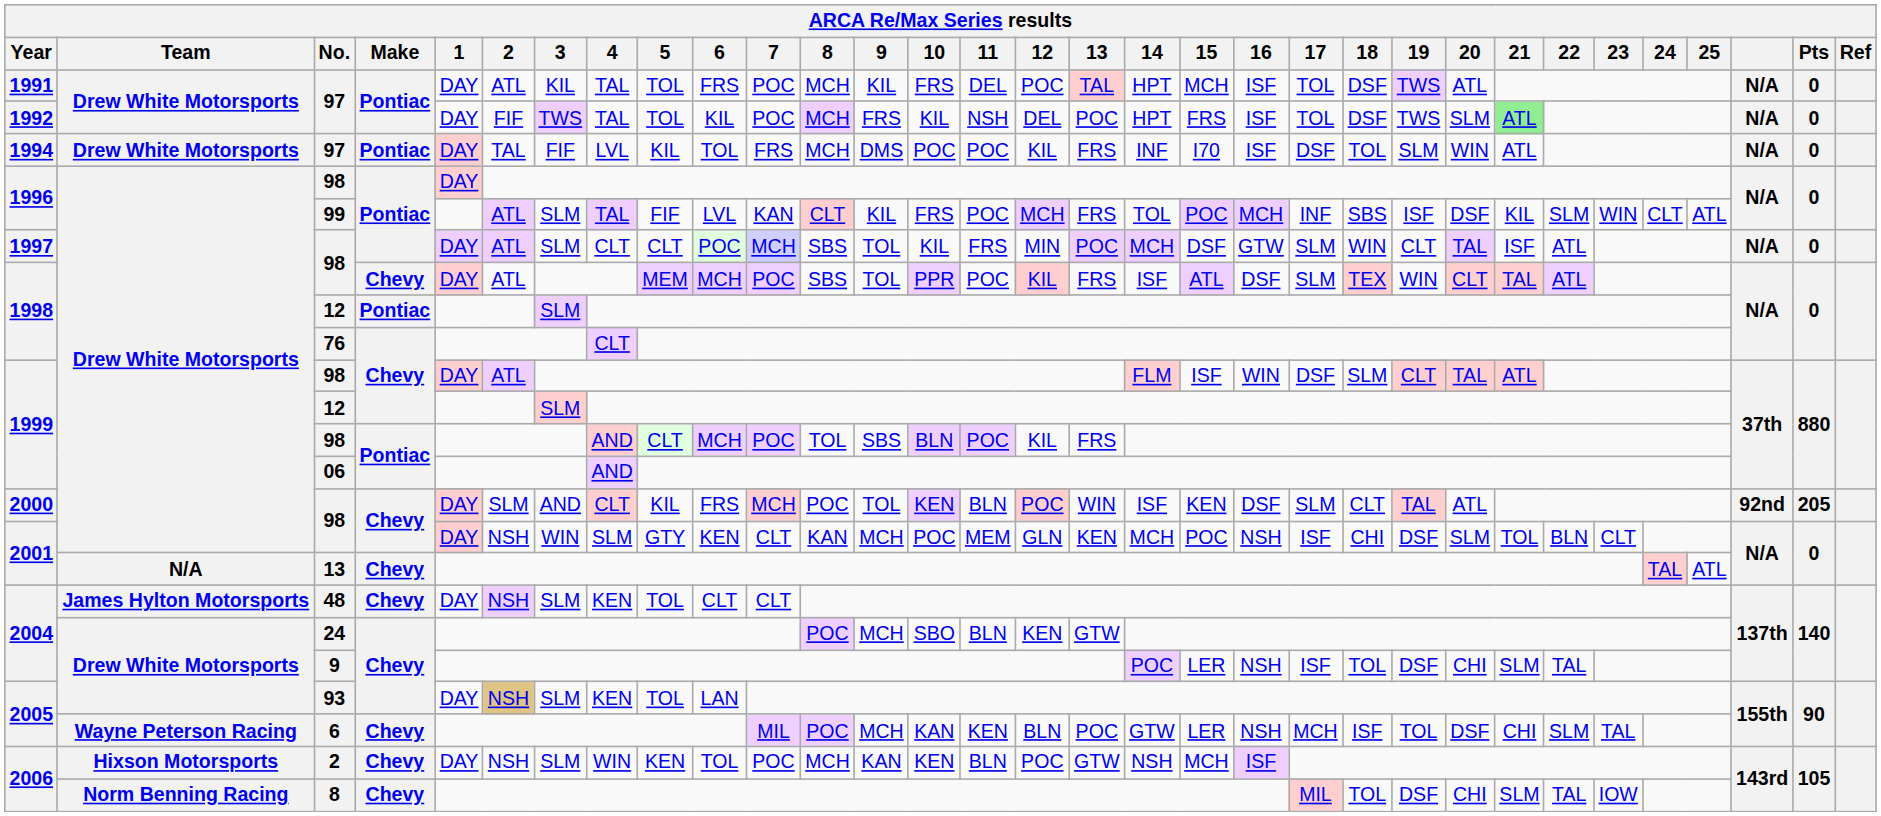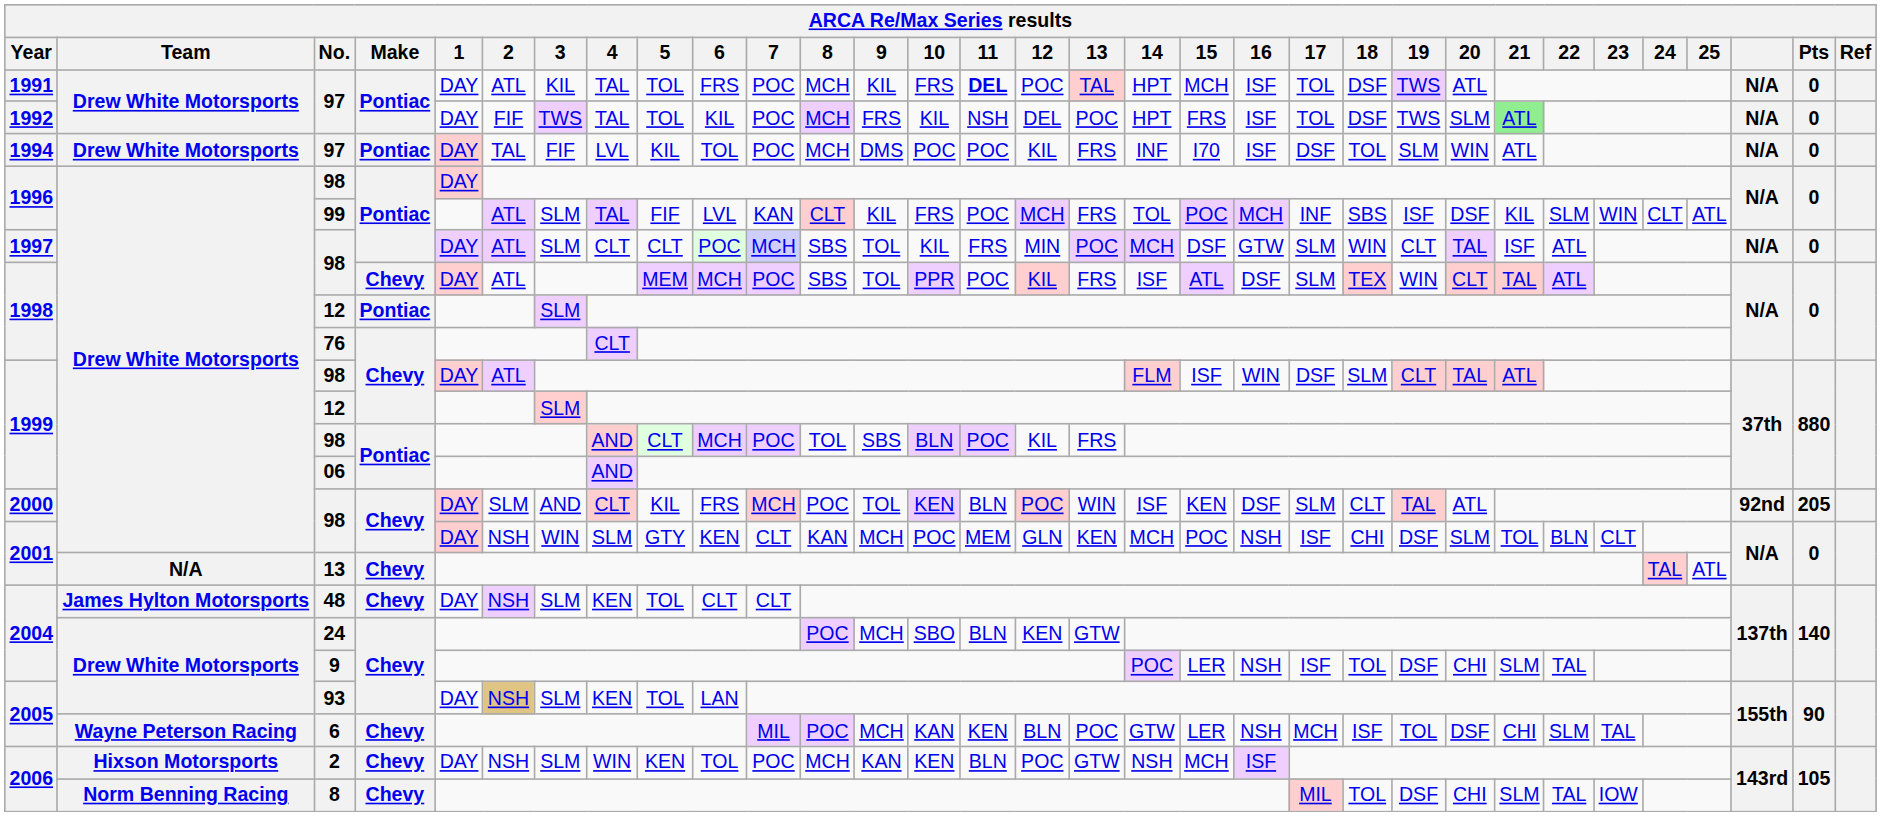(988, 85) normal -> (988, 85) bold
(774, 150) FRS -> (774, 150) POC
